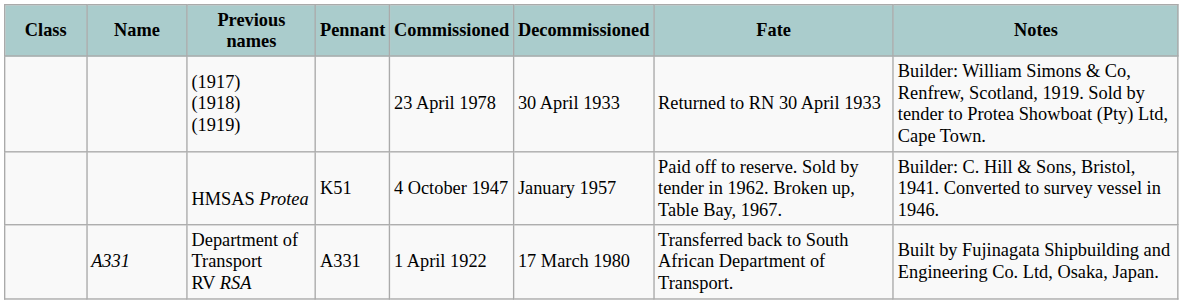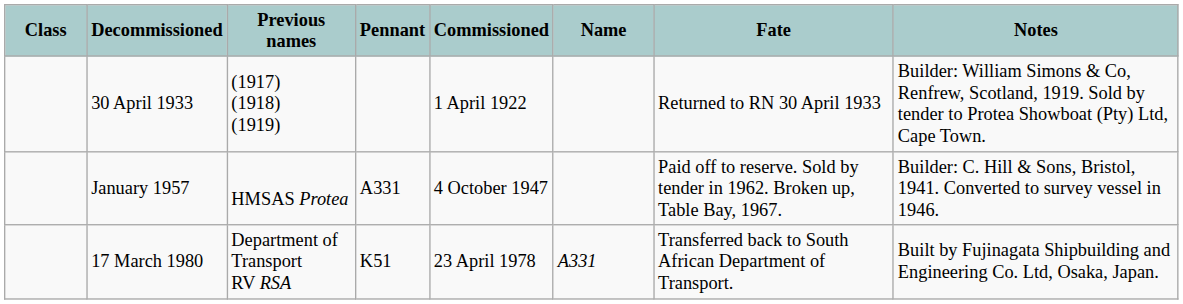columns swapped: (137, 30) <-> (584, 30)
(445, 103) 23 April 1978 -> (480, 103) 1 April 1922
(336, 187) K51 -> (380, 187) A331
(340, 261) A331 -> (376, 261) K51
(440, 261) 1 April 1922 -> (485, 261) 23 April 1978
